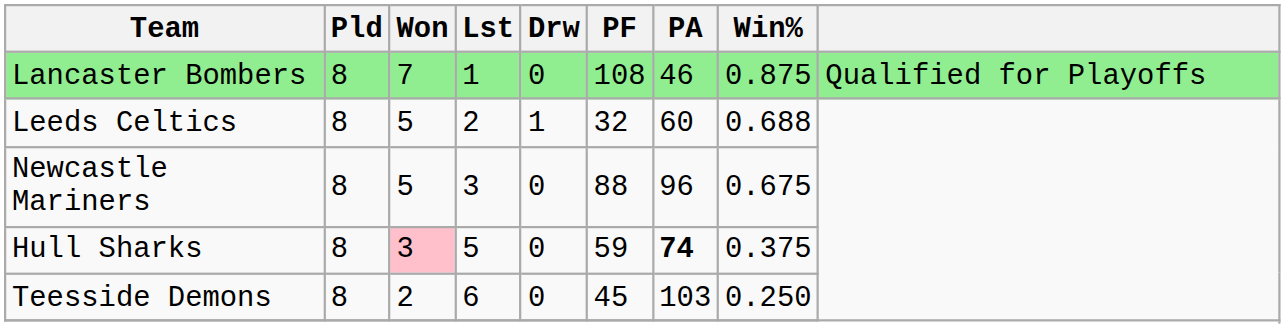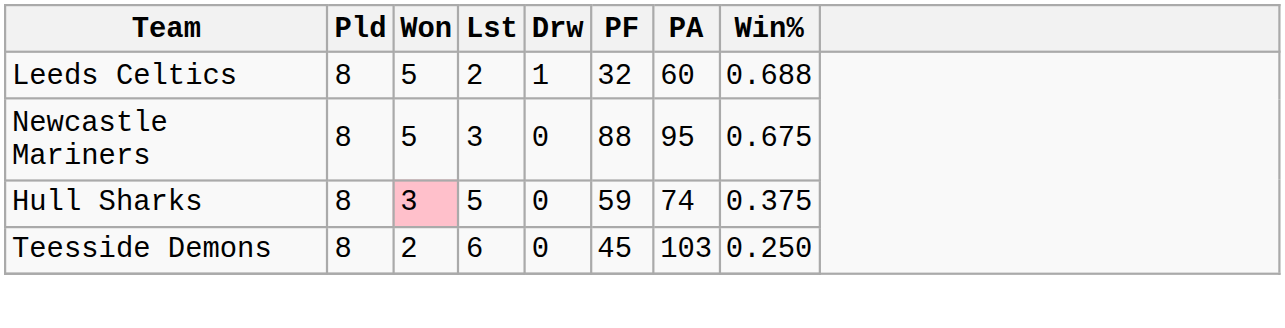- row: (159, 76)
(677, 186) 96 -> (677, 139) 95
(677, 250) bold -> (677, 203) normal
